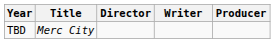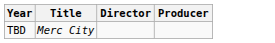- column: (183, 13)
